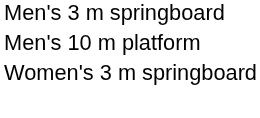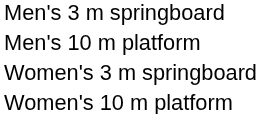+ row: (118, 102)
